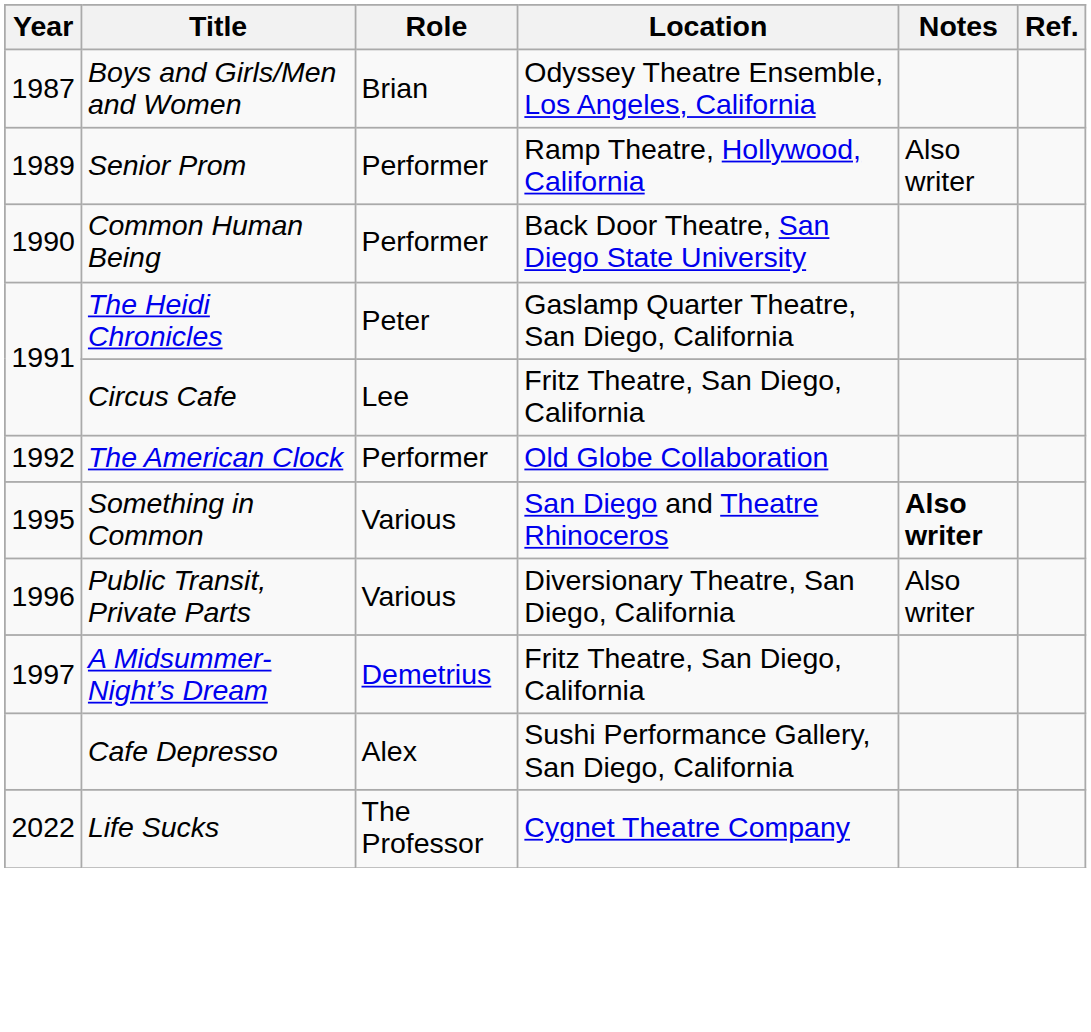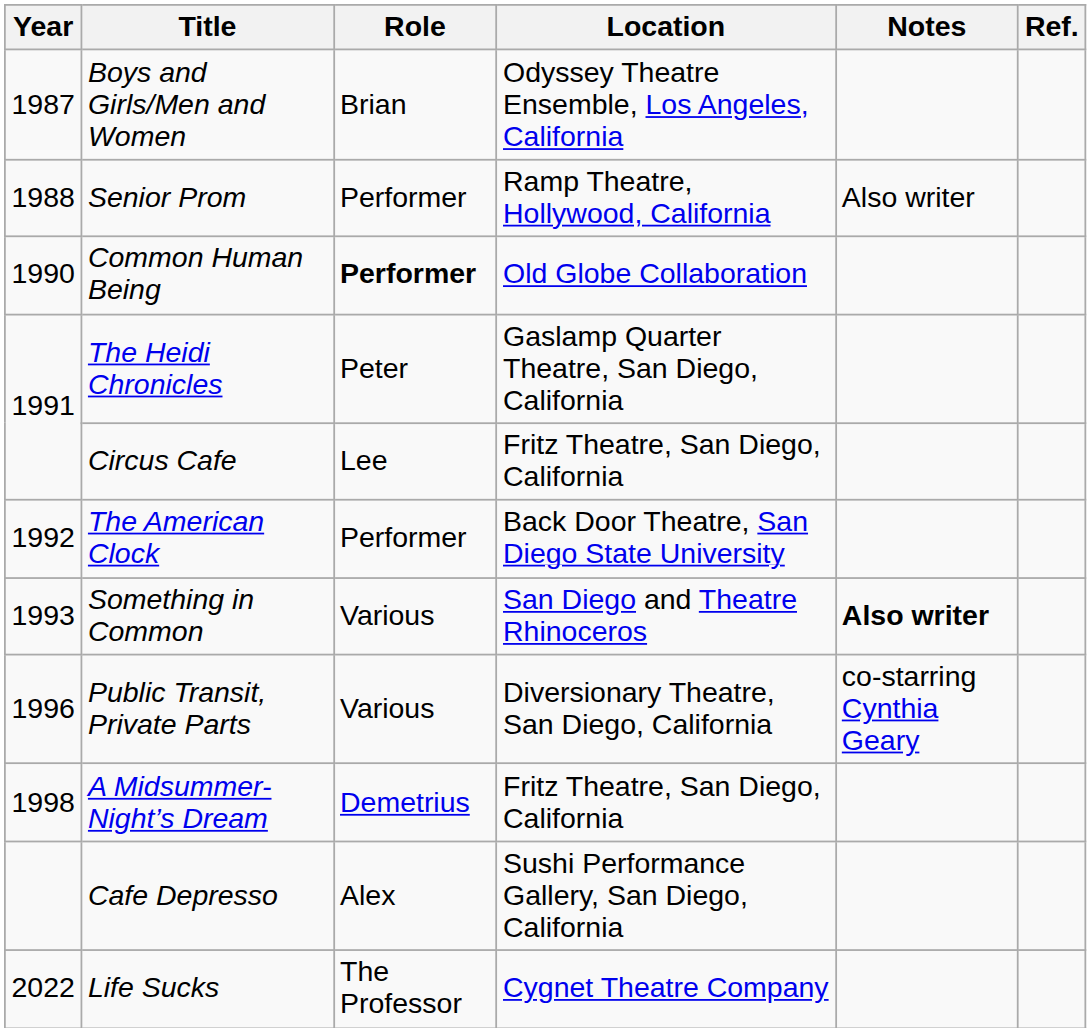(43, 165) 1989 -> (43, 197) 1988
(425, 242) normal -> (408, 274) bold
(677, 242) Back Door Theatre, San Diego State University -> (655, 274) Old Globe Collaboration
(676, 458) Old Globe Collaboration -> (656, 538) Back Door Theatre, San Diego State University
(43, 519) 1995 -> (43, 615) 1993
(940, 596) Also writer -> (909, 708) co-starring Cynthia Geary
(43, 673) 1997 -> (43, 802) 1998
